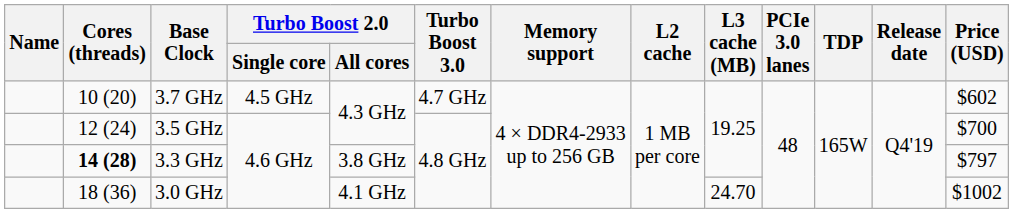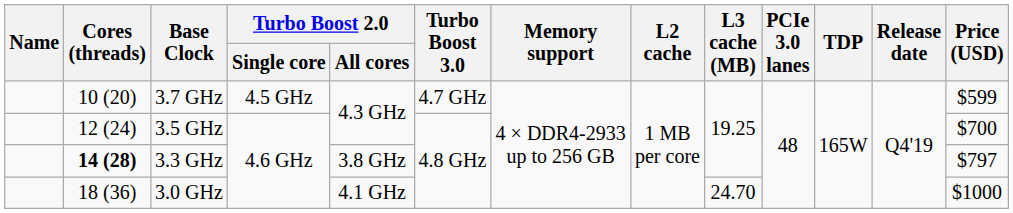(977, 97) $602 -> (977, 97) $599
(977, 192) $1002 -> (977, 192) $1000
